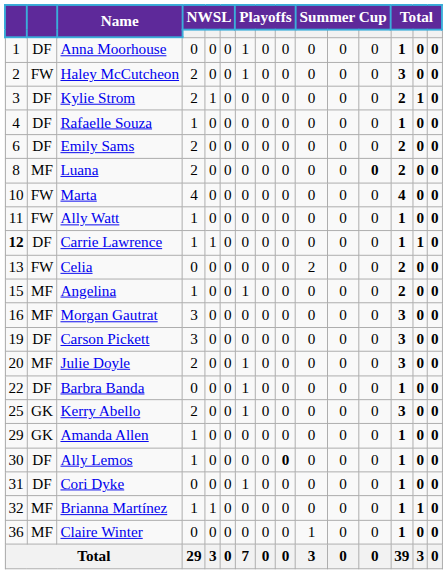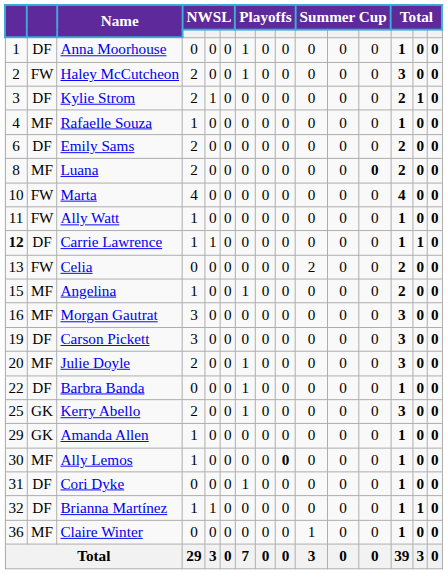(42, 122) DF -> (42, 122) MF
(42, 459) DF -> (42, 459) MF
(42, 508) MF -> (42, 508) DF
